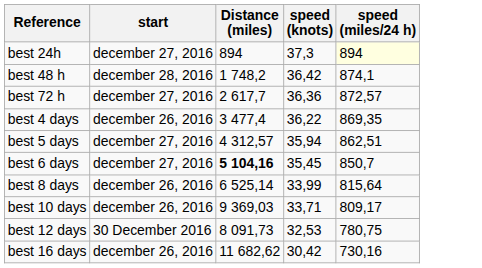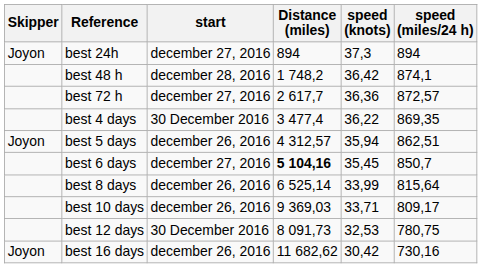+ column: (33, 23)
(351, 53) lightyellow background -> (409, 53) no background
(153, 119) december 26, 2016 -> (210, 119) 30 December 2016
(153, 141) december 27, 2016 -> (210, 141) december 26, 2016
